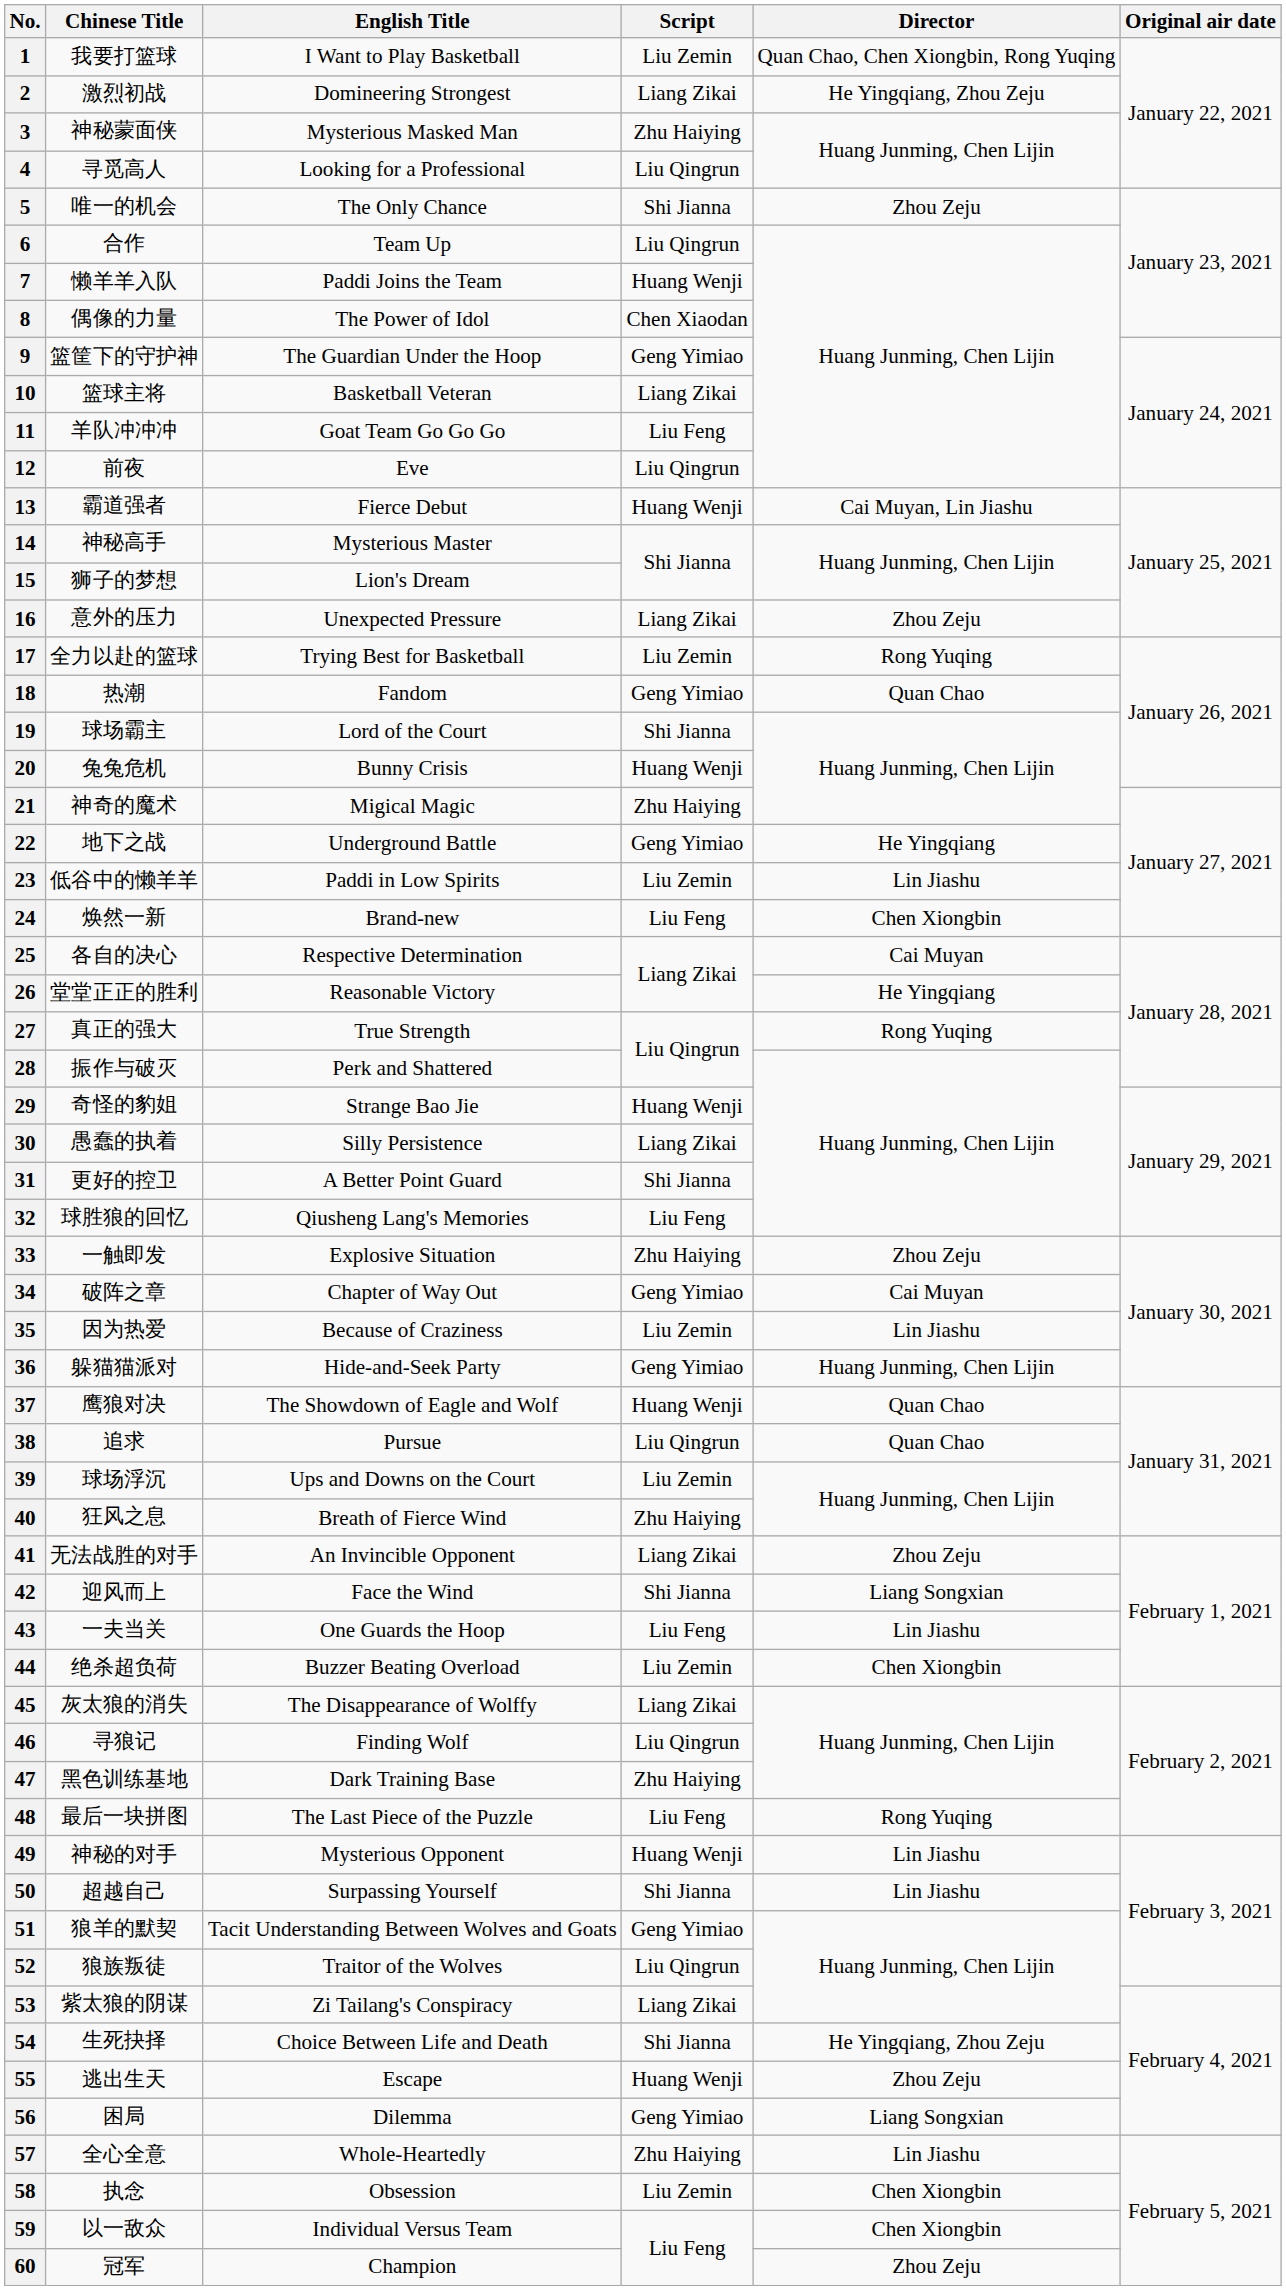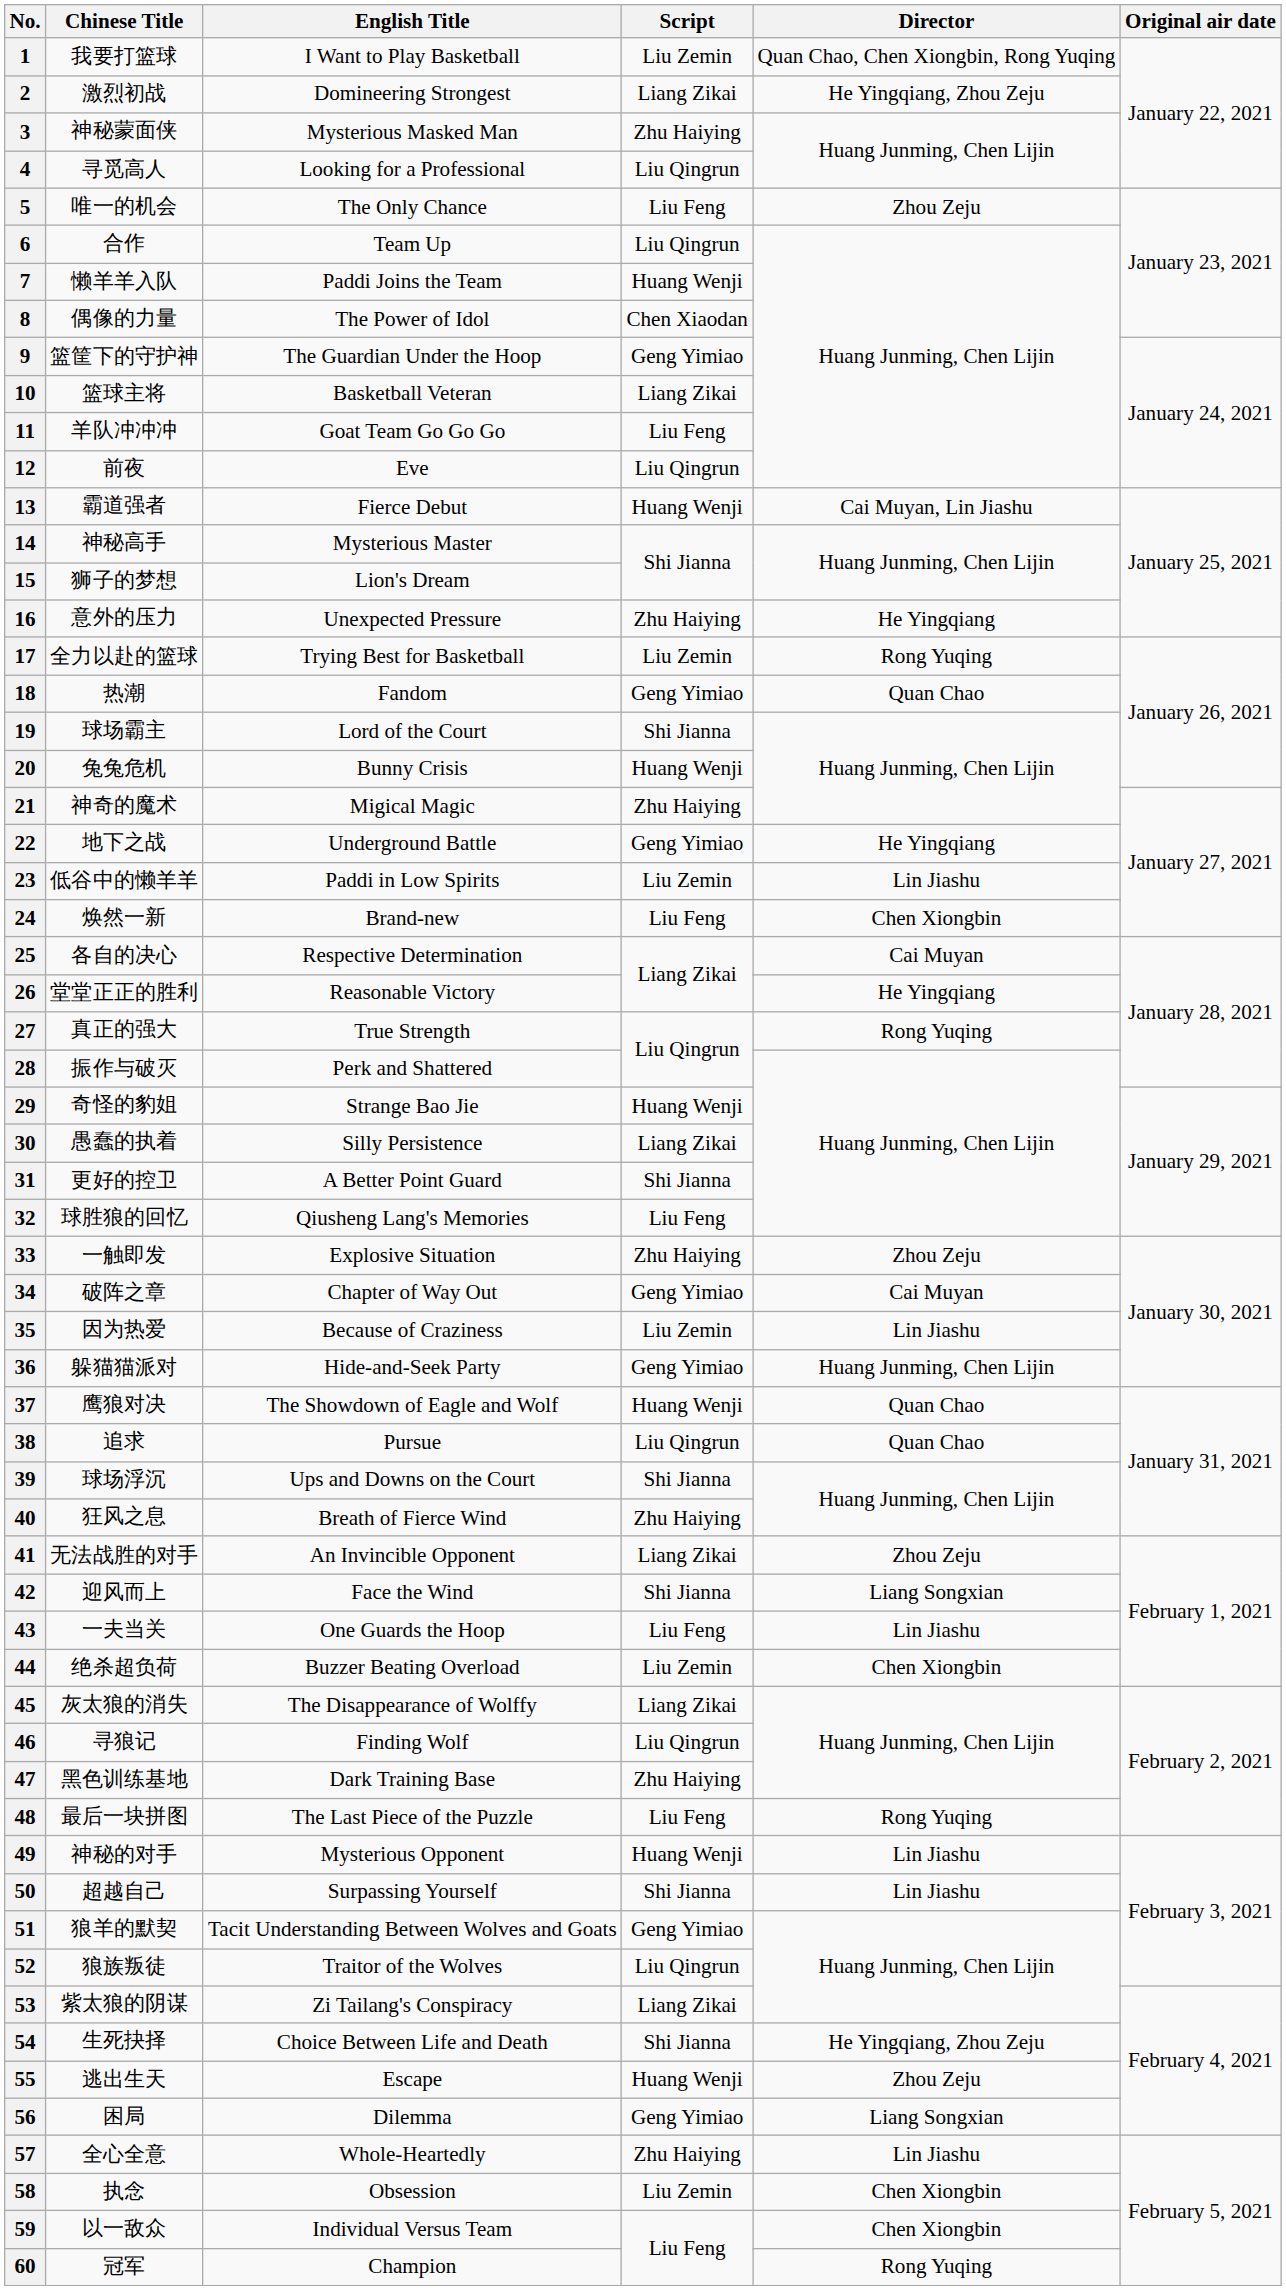(687, 206) Shi Jianna -> (687, 206) Liu Feng
(687, 618) Liang Zikai -> (687, 618) Zhu Haiying
(936, 618) Zhou Zeju -> (936, 618) He Yingqiang
(687, 1480) Liu Zemin -> (687, 1480) Shi Jianna
(936, 2266) Zhou Zeju -> (936, 2266) Rong Yuqing
